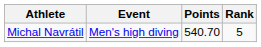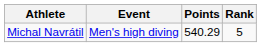(202, 32) 540.70 -> (202, 32) 540.29
